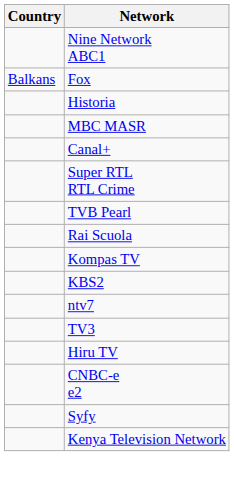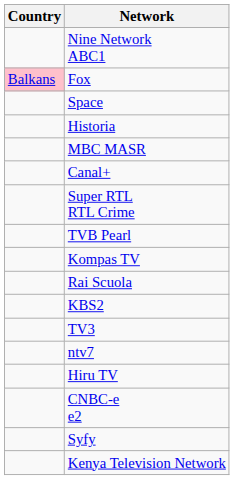(32, 79) no background -> (32, 79) pink background
+ row: (85, 102)
rows swapped: (104, 259) <-> (100, 236)
rows swapped: (81, 306) <-> (81, 329)
